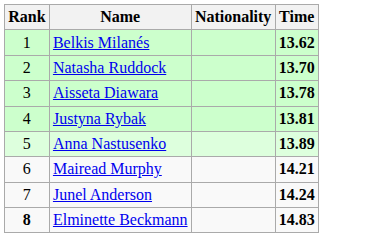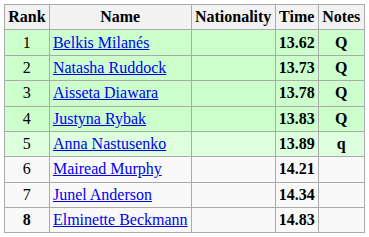+ column: (341, 17)
(297, 67) 13.70 -> (297, 67) 13.73
(297, 118) 13.81 -> (297, 118) 13.83
(297, 194) 14.24 -> (297, 194) 14.34
